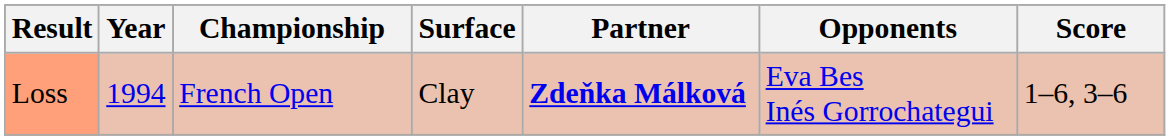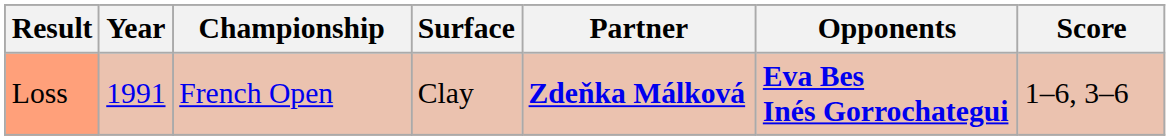(136, 93) 1994 -> (136, 93) 1991
(880, 93) normal -> (886, 93) bold
